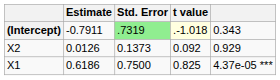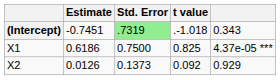(84, 30) -0.7911 -> (85, 30) -0.7451
(190, 30) lightyellow background -> (190, 30) no background
rows swapped: (14, 65) <-> (14, 48)
